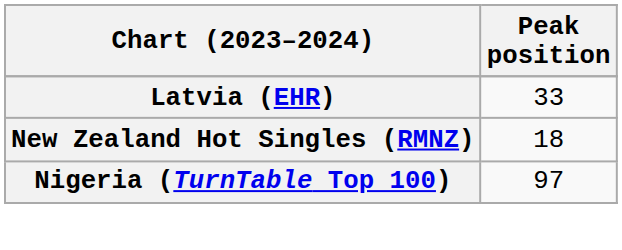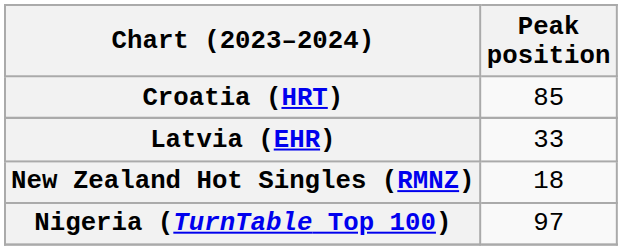+ row: (243, 98)
